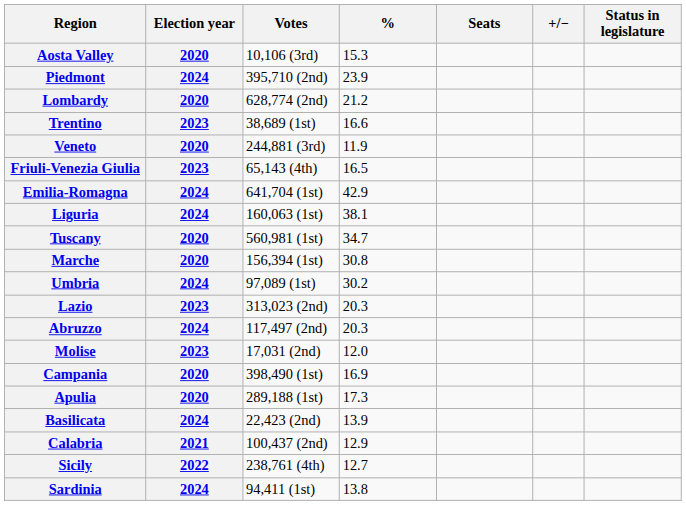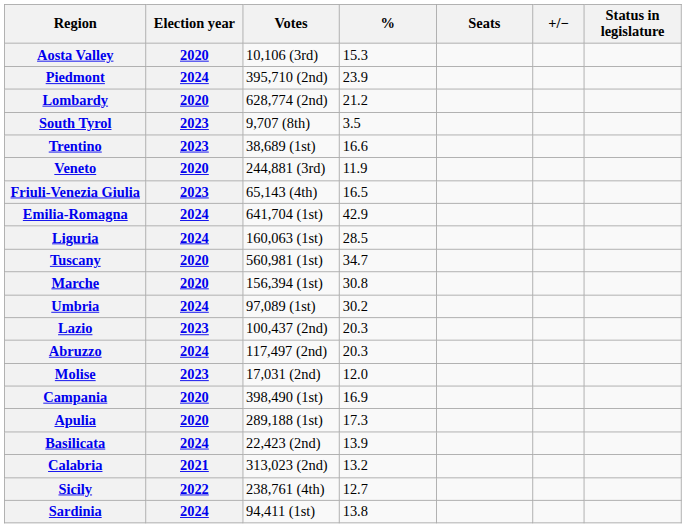+ row: (75, 123)
(355, 214) 38.1 -> (355, 237) 28.5
(287, 306) 313,023 (2nd) -> (287, 329) 100,437 (2nd)
(287, 443) 100,437 (2nd) -> (287, 466) 313,023 (2nd)
(355, 443) 12.9 -> (355, 466) 13.2
